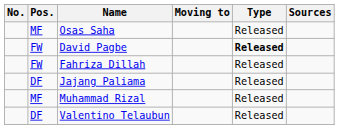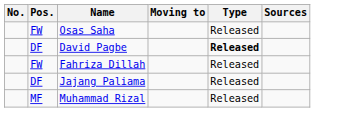(36, 30) MF -> (36, 30) FW
(36, 47) FW -> (36, 47) DF
- row: (115, 115)
